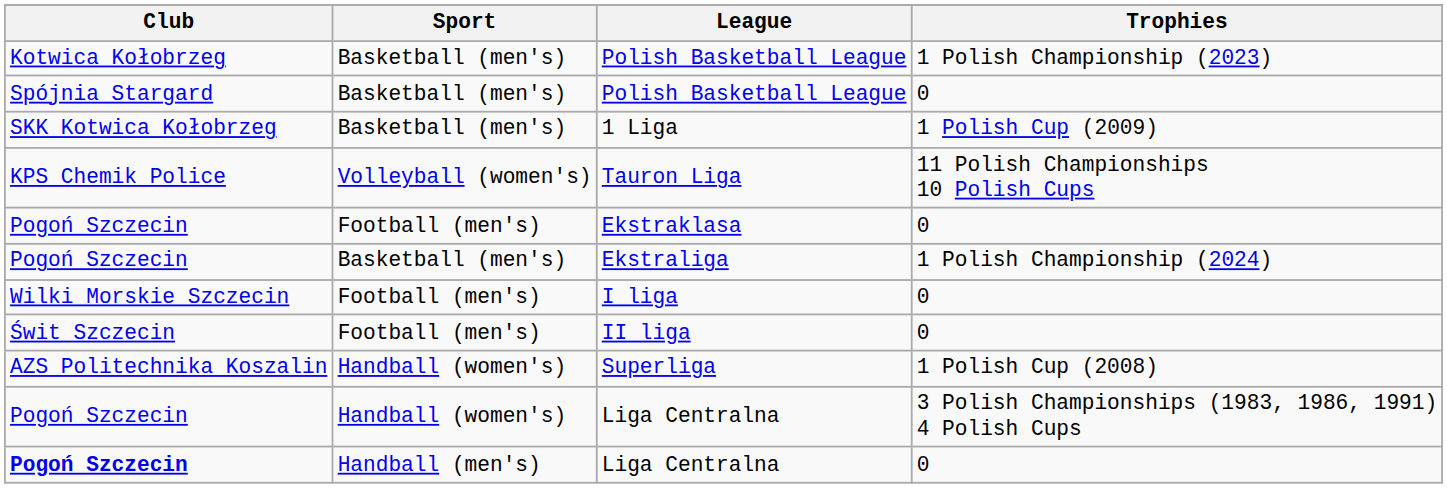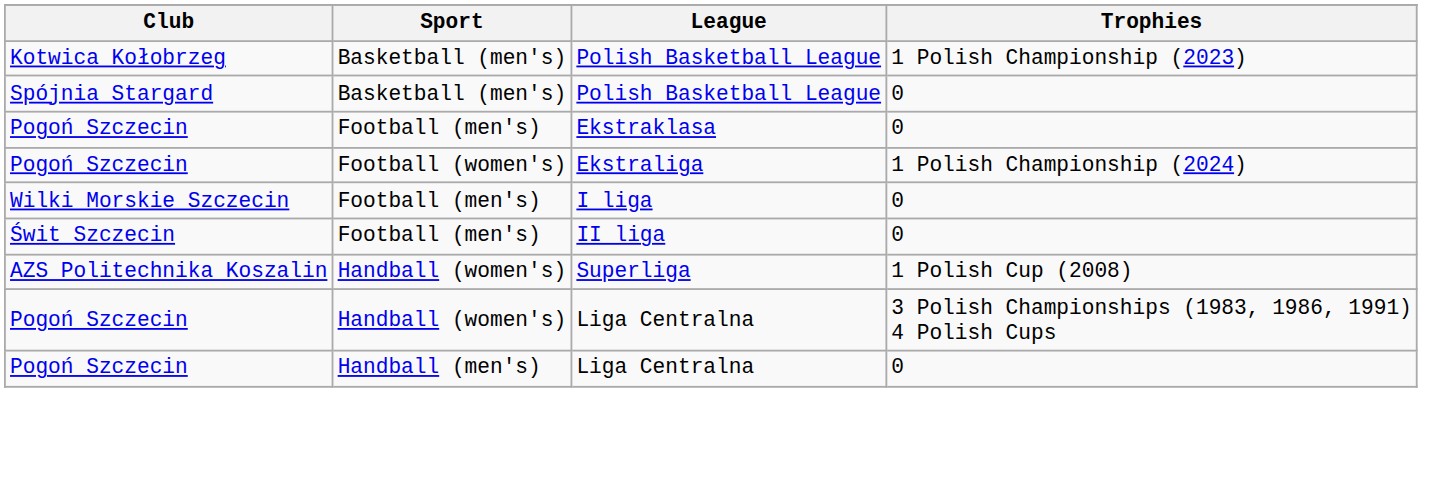- row: (640, 129)
- row: (672, 177)
(452, 261) Basketball (men's) -> (452, 165) Football (women's)
(99, 464) bold -> (99, 368) normal
